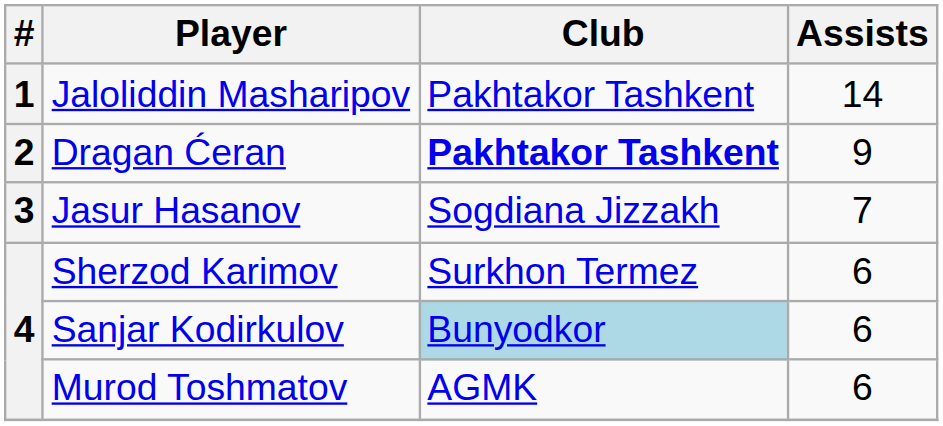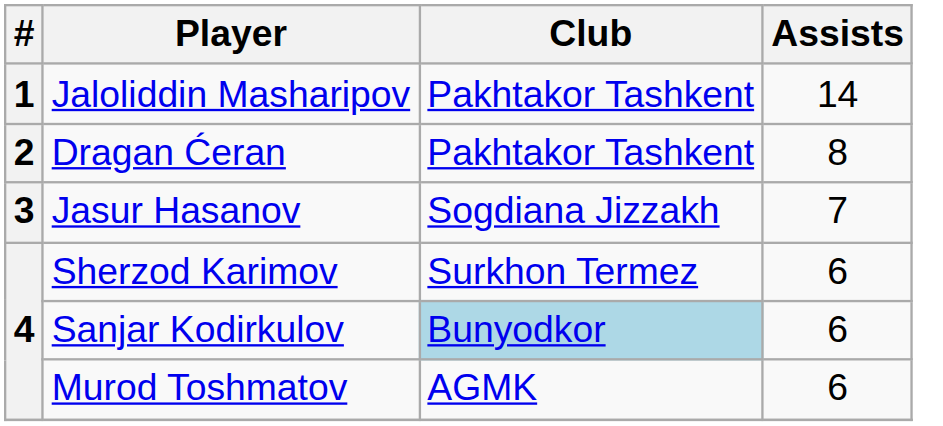(603, 152) bold -> (591, 152) normal
(862, 152) 9 -> (838, 152) 8
